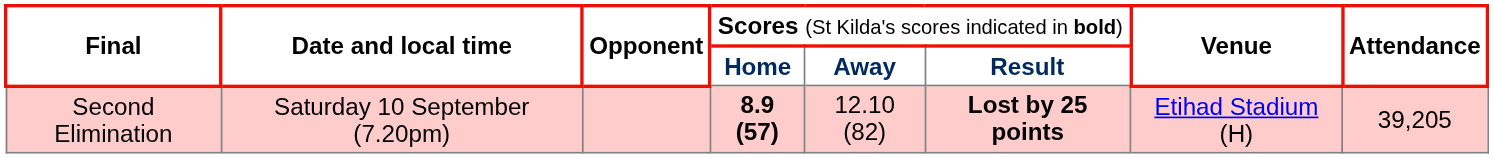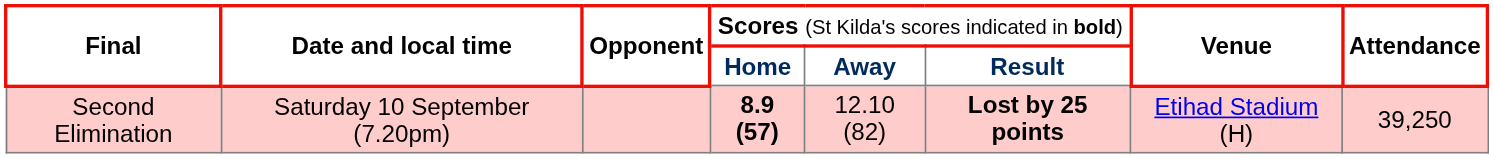(1415, 119) 39,205 -> (1415, 119) 39,250
